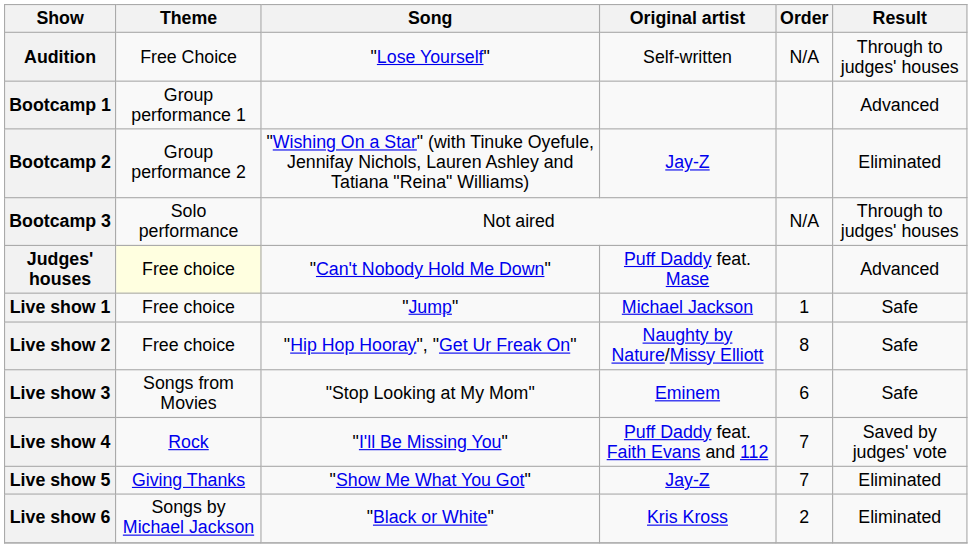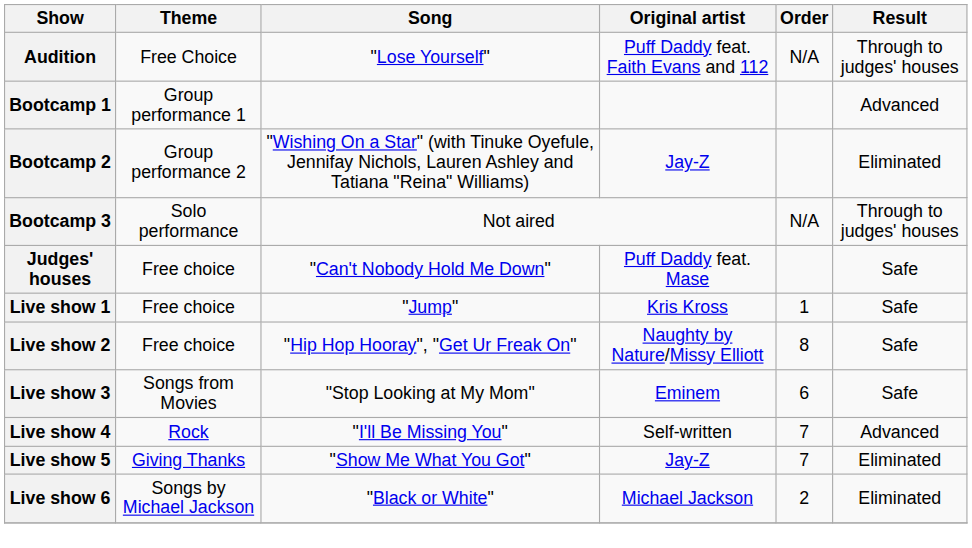(687, 56) Self-written -> (687, 56) Puff Daddy feat. Faith Evans and 112
(189, 269) lightyellow background -> (189, 269) no background
(900, 269) Advanced -> (900, 269) Safe
(687, 307) Michael Jackson -> (687, 307) Kris Kross
(687, 441) Puff Daddy feat. Faith Evans and 112 -> (687, 431) Self-written
(900, 441) Saved by judges' vote -> (900, 431) Advanced
(687, 518) Kris Kross -> (687, 498) Michael Jackson
